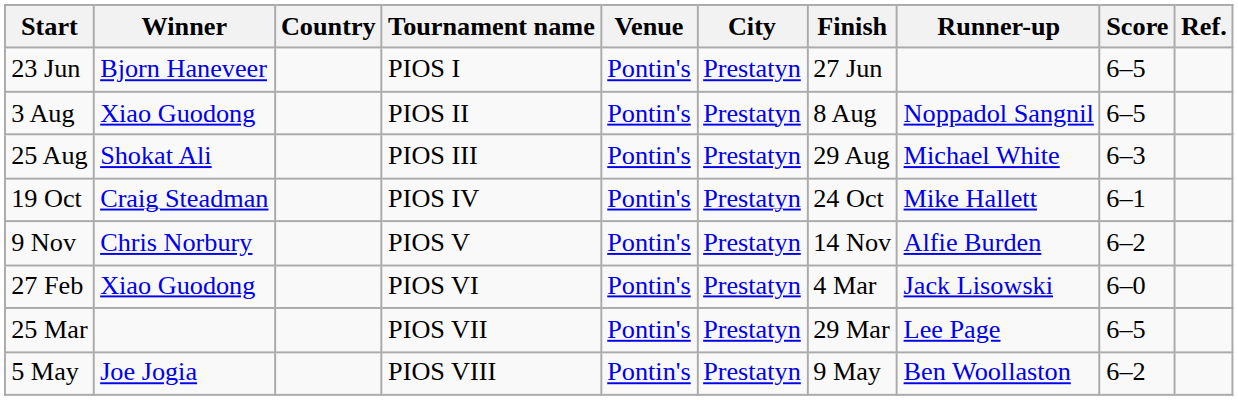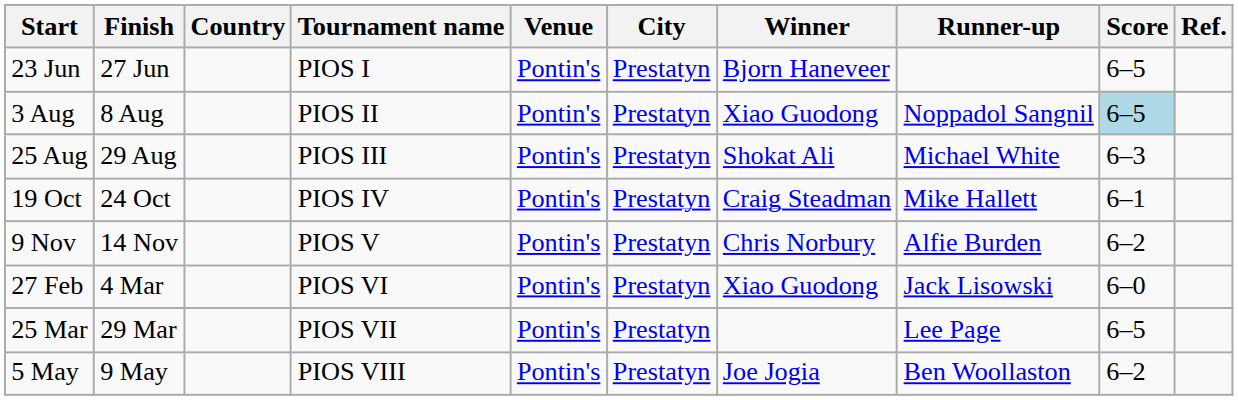columns swapped: (852, 25) <-> (184, 25)
(1126, 112) no background -> (1126, 112) lightblue background
